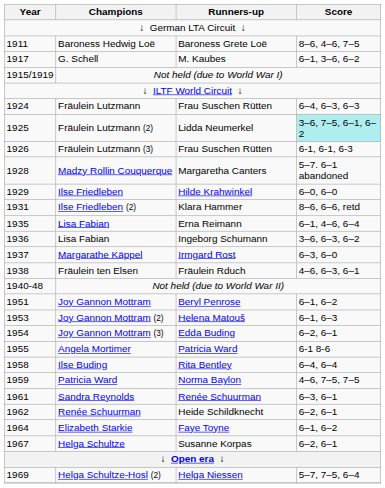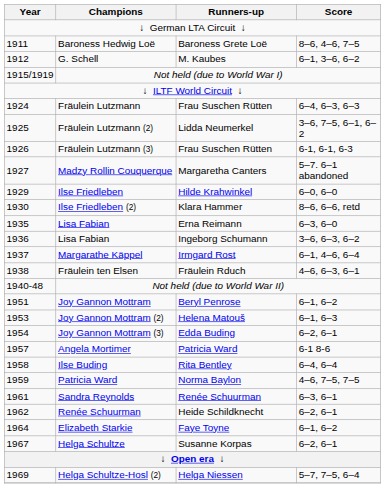(18, 59) 1917 -> (18, 59) 1912
(337, 128) paleturquoise background -> (337, 128) no background
(18, 170) 1928 -> (18, 170) 1927
(18, 207) 1931 -> (18, 207) 1930
(329, 223) 6–1, 4–6, 6–4 -> (318, 223) 6–3, 6–0
(318, 254) 6–3, 6–0 -> (329, 254) 6–1, 4–6, 6–4
(18, 349) 1955 -> (18, 349) 1957
